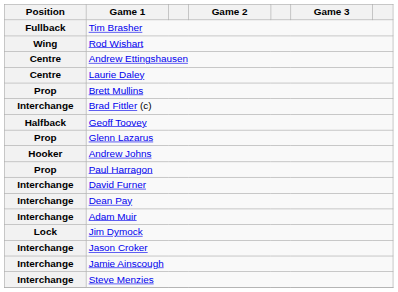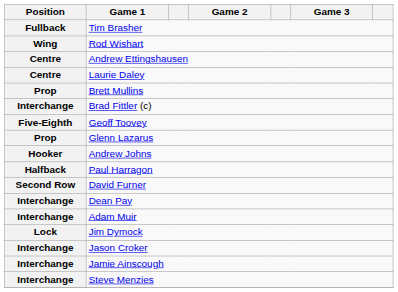(45, 122) Halfback -> (45, 122) Five-Eighth
(45, 169) Prop -> (45, 169) Halfback
(45, 185) Interchange -> (45, 185) Second Row
